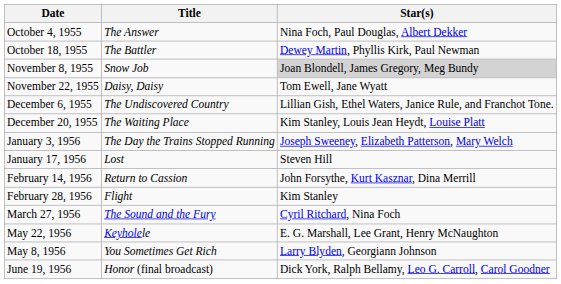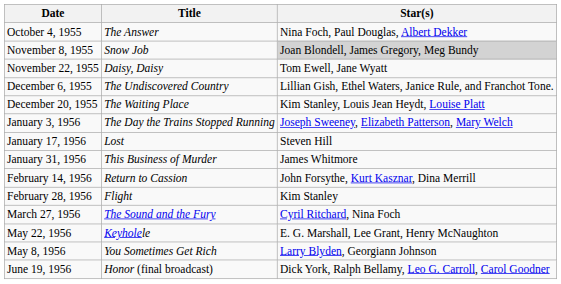- row: (47, 50)
+ row: (47, 159)
